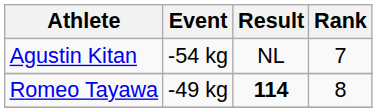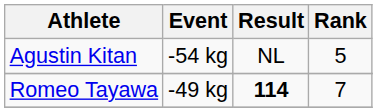(340, 55) 7 -> (340, 55) 5
(340, 90) 8 -> (340, 90) 7
